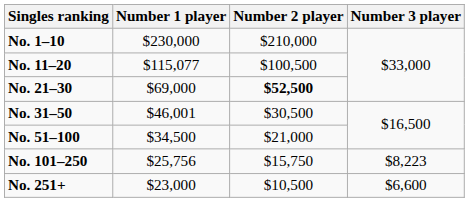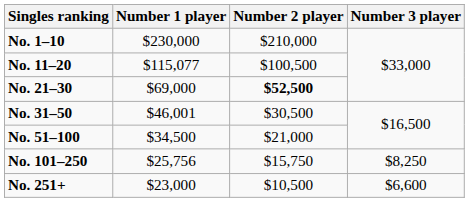(406, 161) $8,223 -> (406, 161) $8,250
